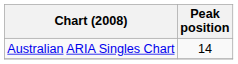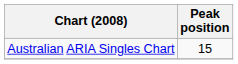(205, 48) 14 -> (205, 48) 15
